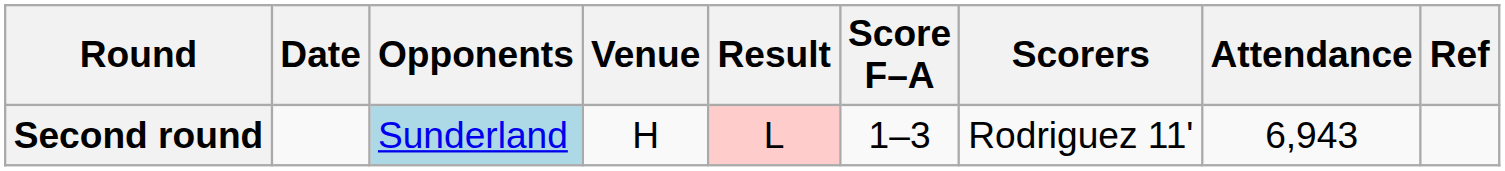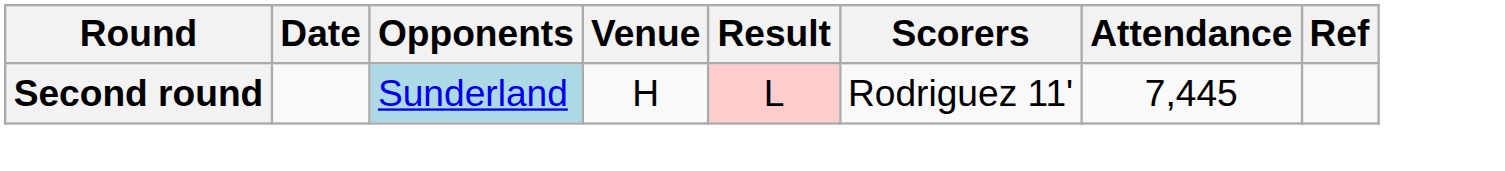- column: (900, 54)
(1312, 134) 6,943 -> (1191, 92) 7,445
